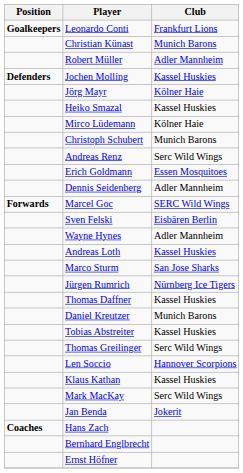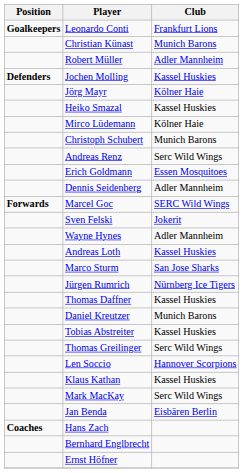(185, 220) Eisbären Berlin -> (168, 220) Jokerit
(168, 412) Jokerit -> (185, 412) Eisbären Berlin
